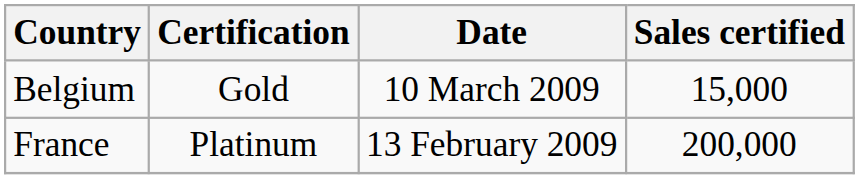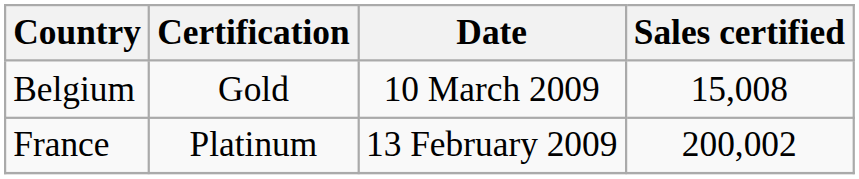(739, 88) 15,000 -> (739, 88) 15,008
(739, 144) 200,000 -> (739, 144) 200,002
